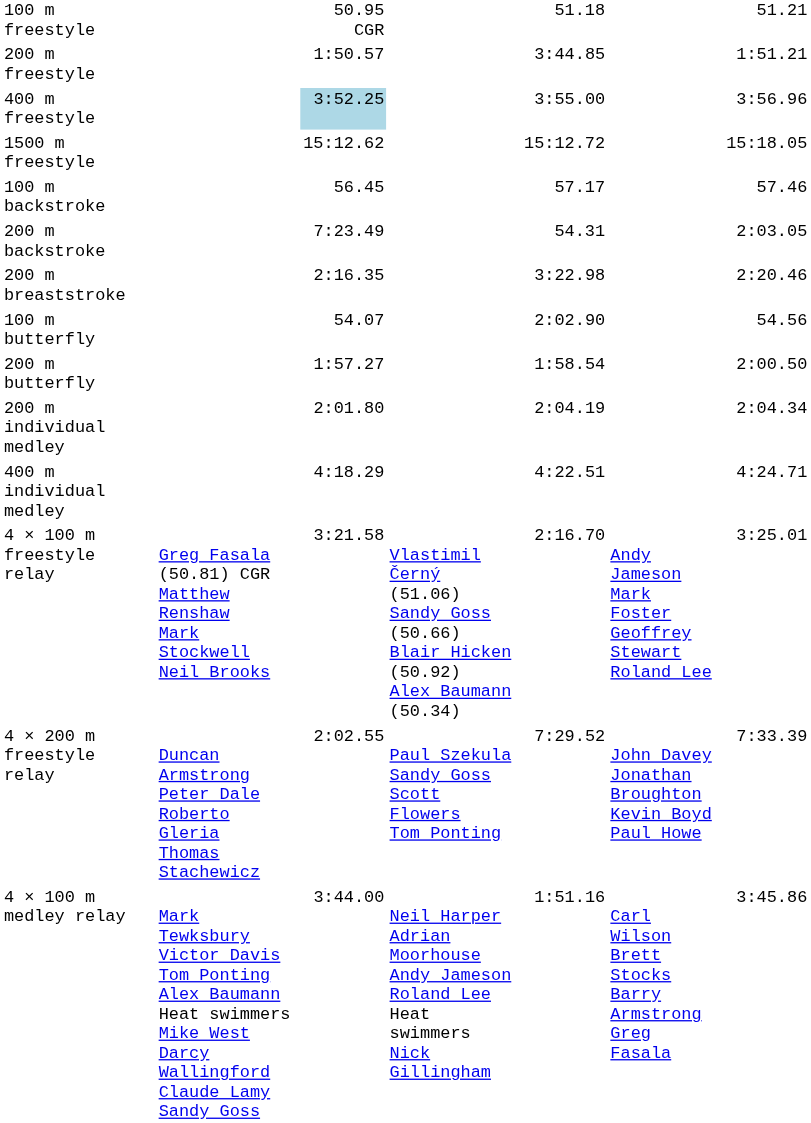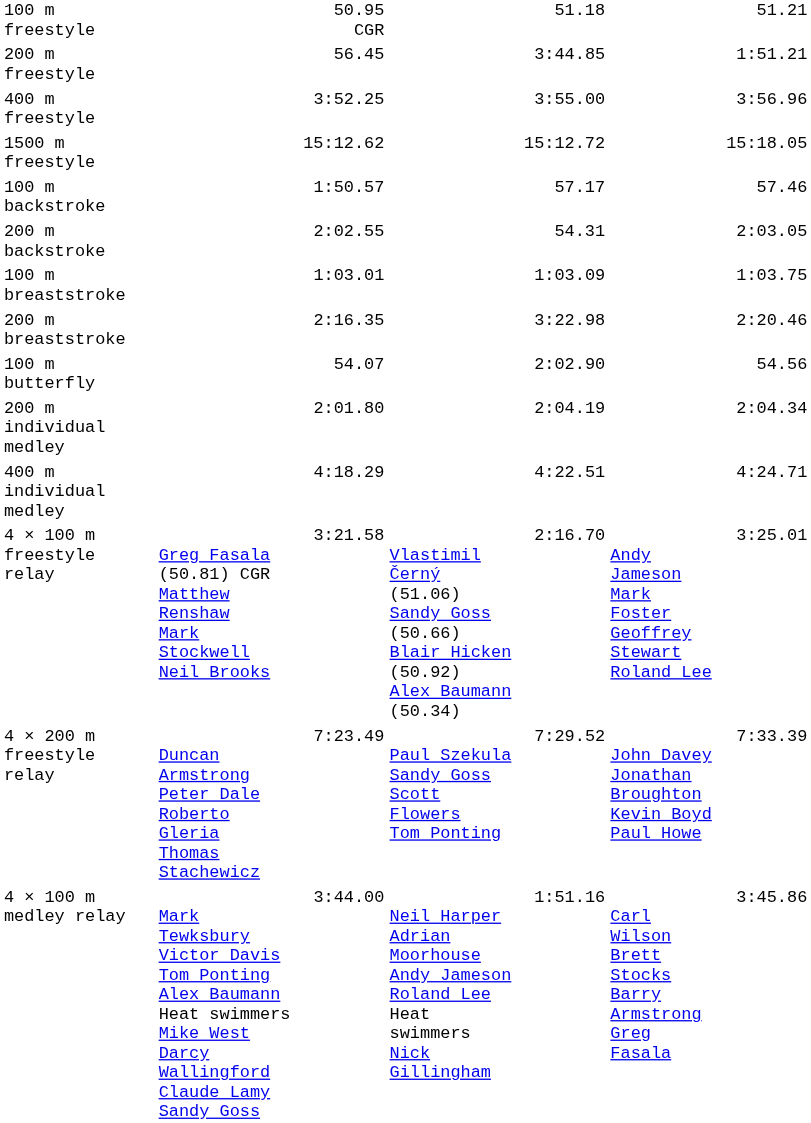(349, 55) 1:50.57 -> (359, 55) 56.45
(349, 99) lightblue background -> (349, 99) no background
(359, 187) 56.45 -> (349, 187) 1:50.57
(349, 232) 7:23.49 -> (349, 232) 2:02.55
+ row: (65, 286)
- row: (50, 374)
(349, 736) 2:02.55 -> (349, 736) 7:23.49
